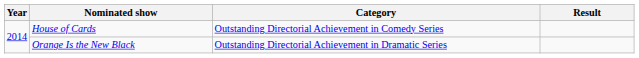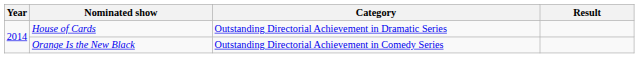(329, 28) Outstanding Directorial Achievement in Comedy Series -> (331, 28) Outstanding Directorial Achievement in Dramatic Series
(331, 45) Outstanding Directorial Achievement in Dramatic Series -> (329, 45) Outstanding Directorial Achievement in Comedy Series
